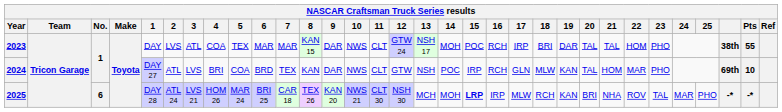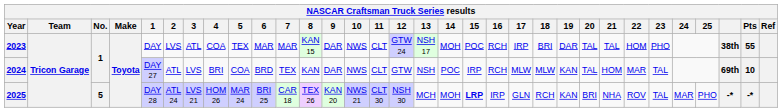(521, 70) GLN -> (521, 70) MLW
(660, 70) PHO -> (660, 70) TAL
(100, 95) 6 -> (100, 95) 5
(521, 95) MLW -> (521, 95) GLN
